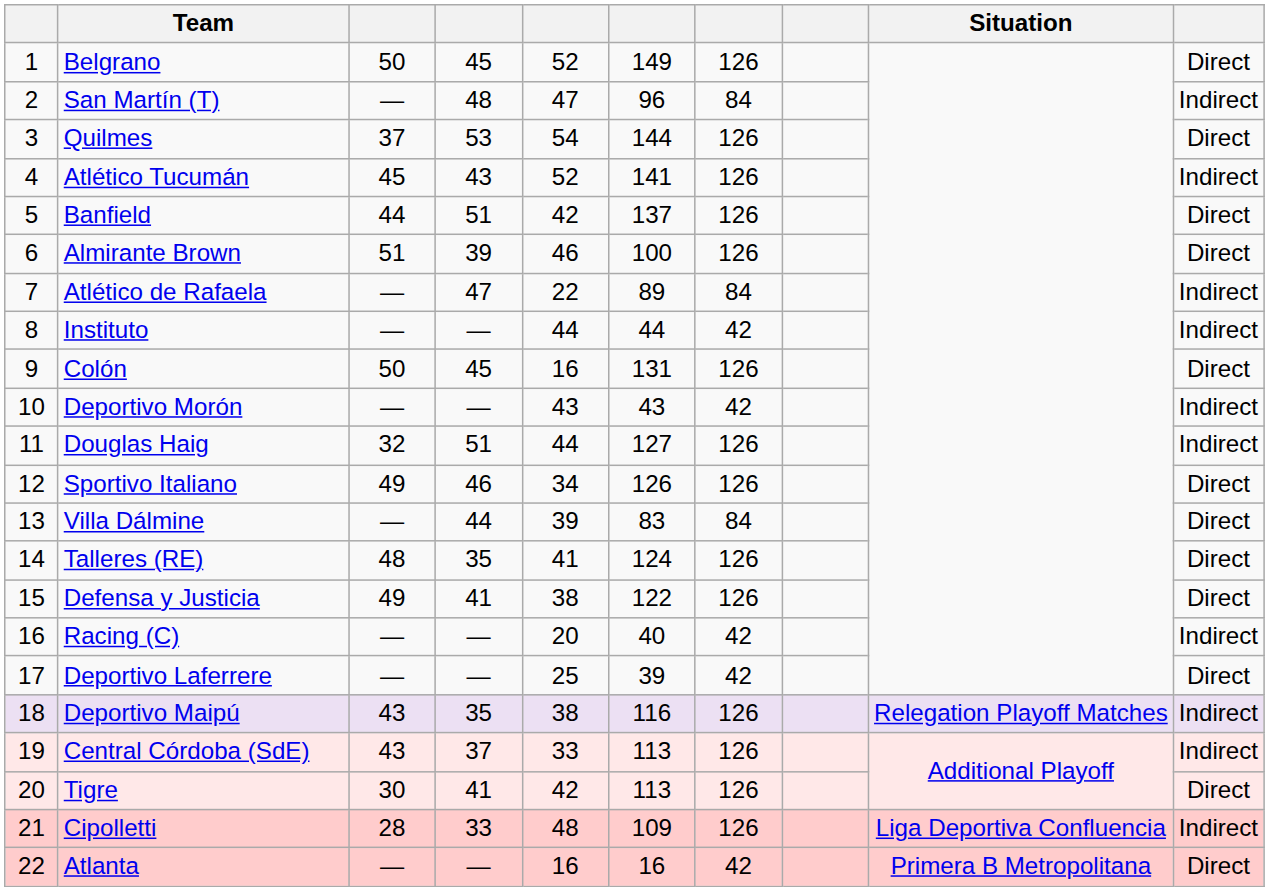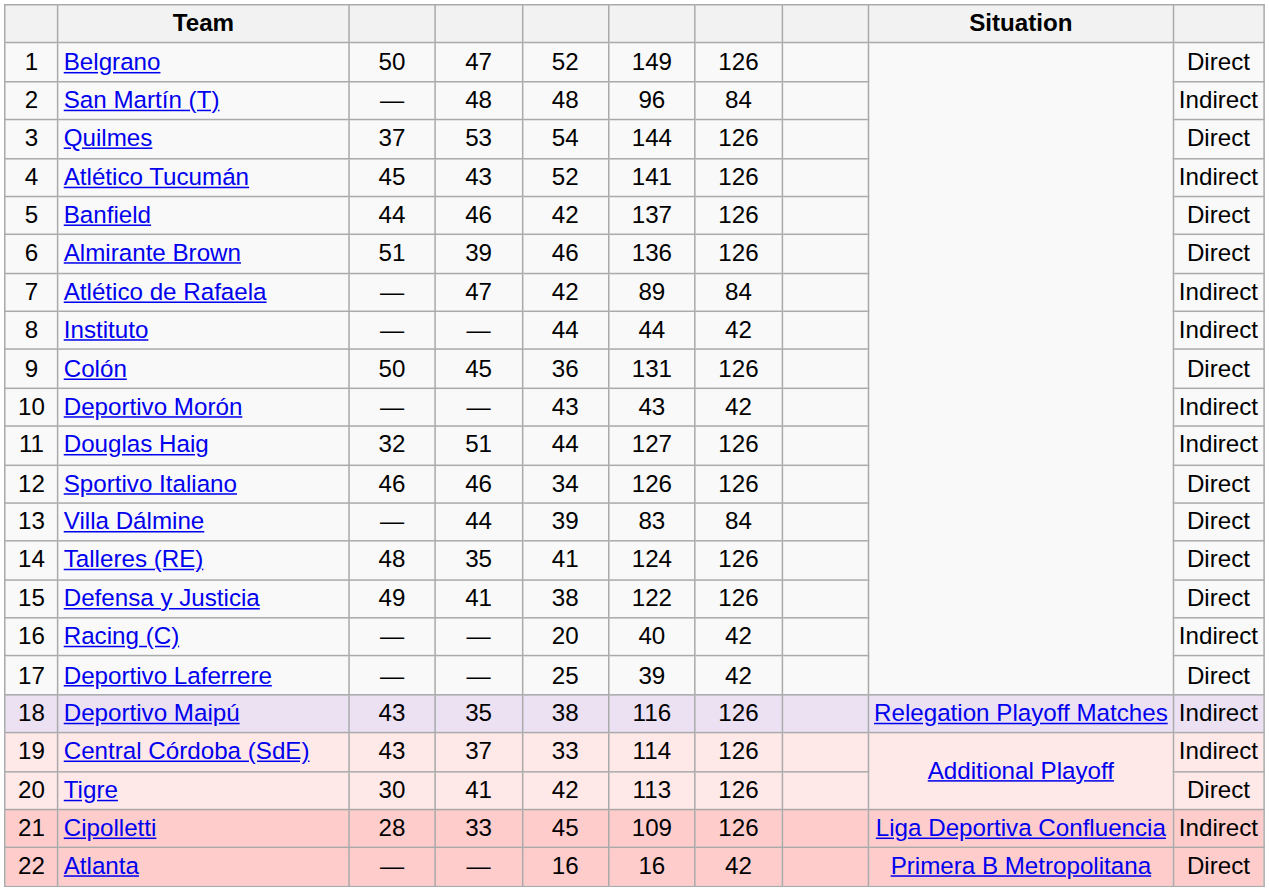(479, 61) 45 -> (479, 61) 47
(565, 100) 47 -> (565, 100) 48
(479, 215) 51 -> (479, 215) 46
(652, 253) 100 -> (652, 253) 136
(565, 291) 22 -> (565, 291) 42
(565, 368) 16 -> (565, 368) 36
(392, 483) 49 -> (392, 483) 46
(652, 751) 113 -> (652, 751) 114
(565, 828) 48 -> (565, 828) 45
